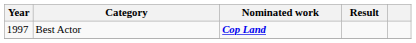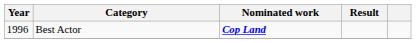(18, 30) 1997 -> (18, 30) 1996
